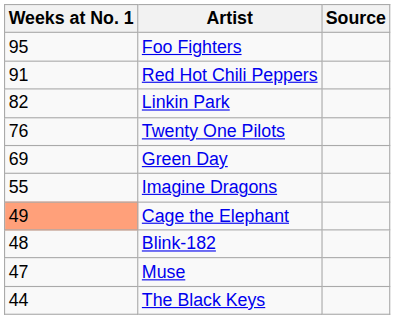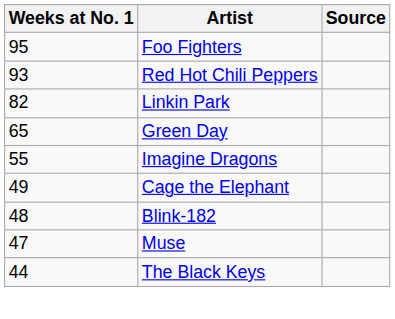(19, 74) 91 -> (19, 74) 93
- row: (213, 131)
(19, 159) 69 -> (19, 131) 65
(19, 215) lightsalmon background -> (19, 187) no background
